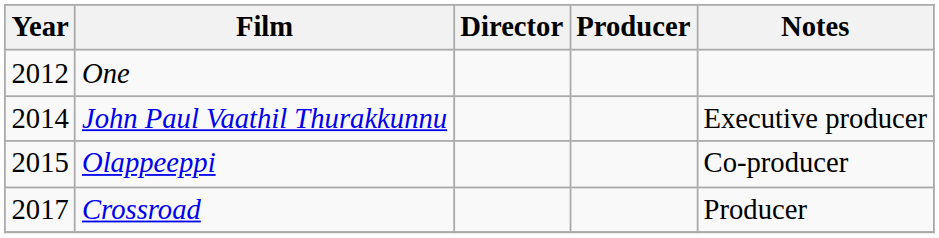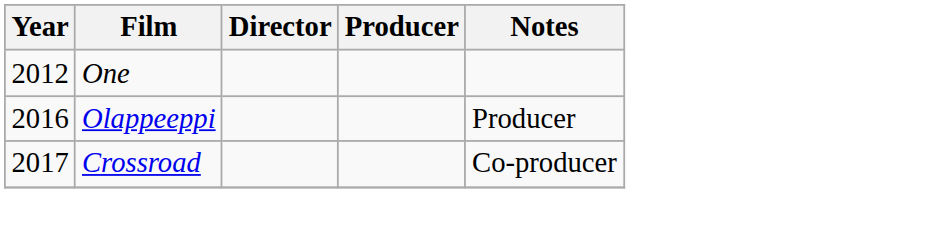- row: (265, 118)
(40, 163) 2015 -> (40, 118) 2016
(776, 163) Co-producer -> (524, 118) Producer
(755, 208) Producer -> (544, 163) Co-producer
